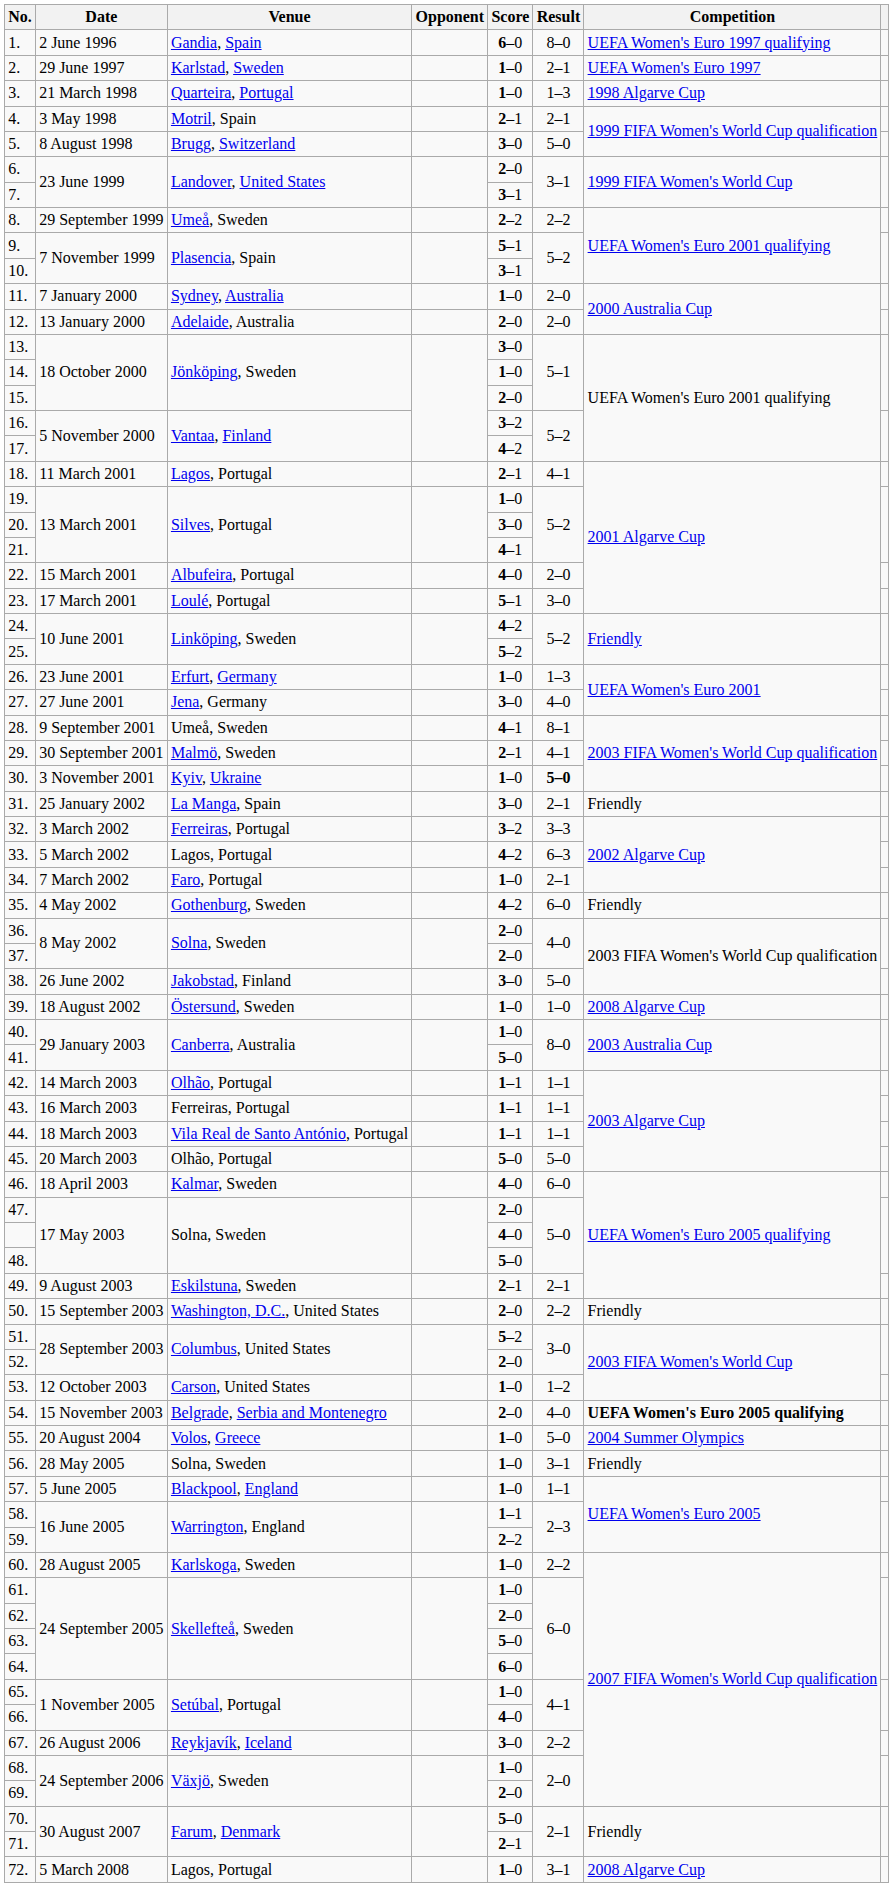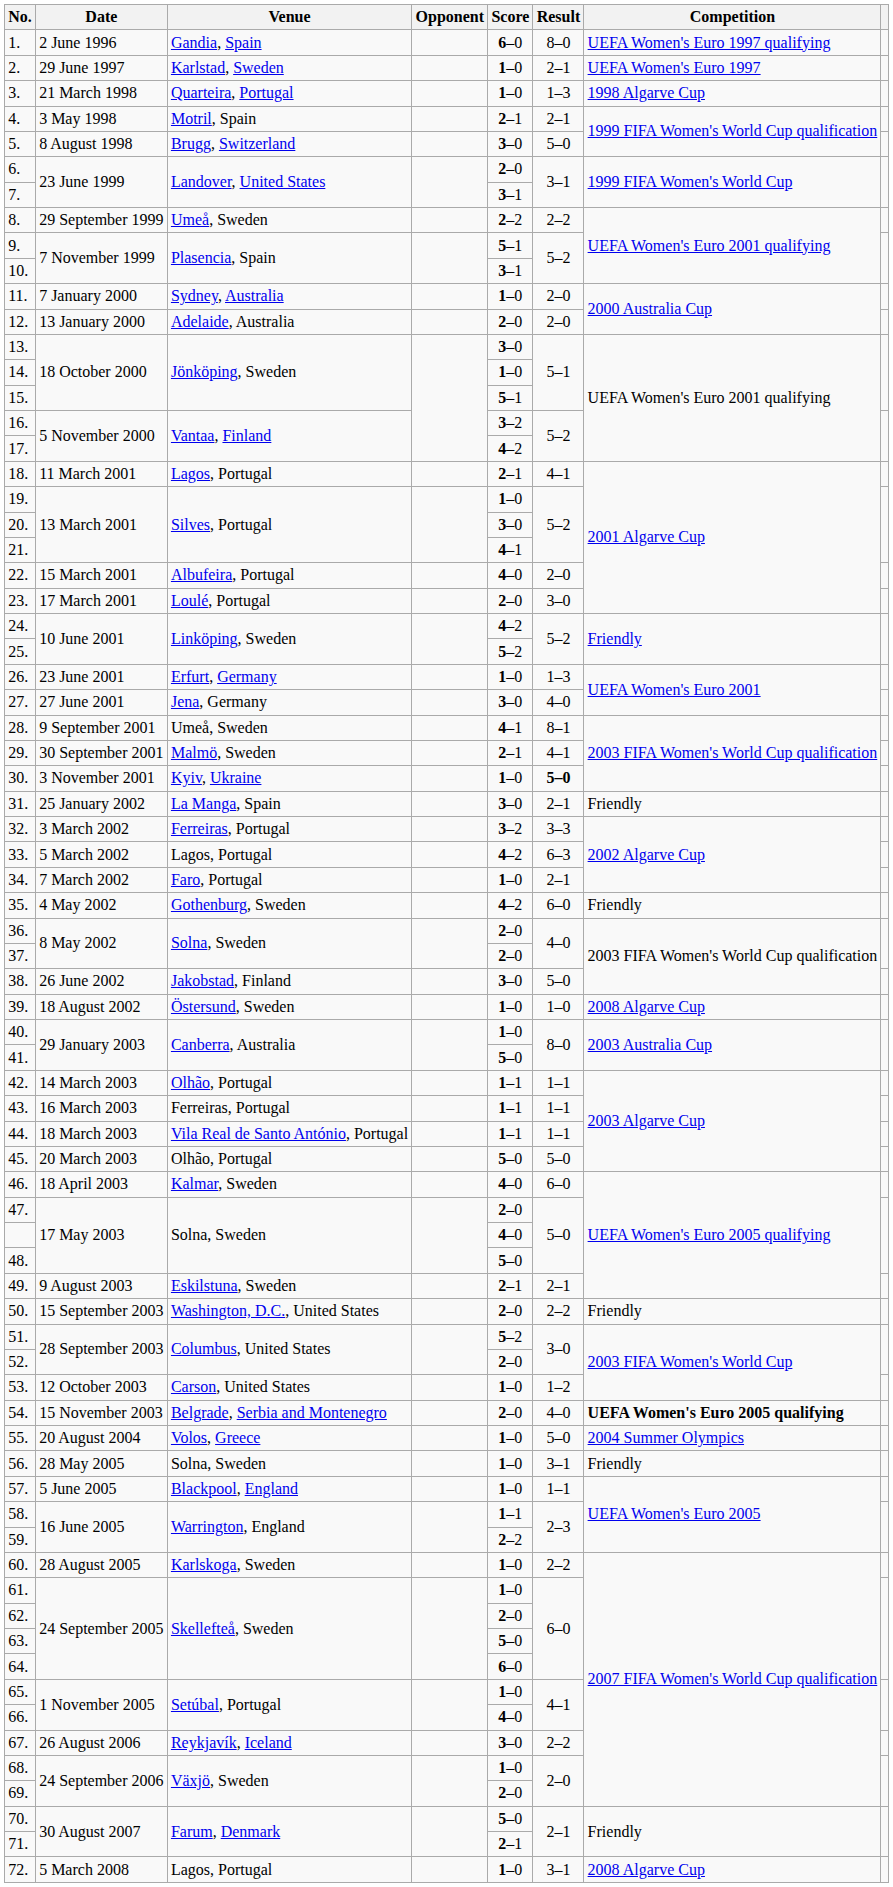(510, 397) 2–0 -> (510, 397) 5–1
(510, 600) 5–1 -> (510, 600) 2–0
